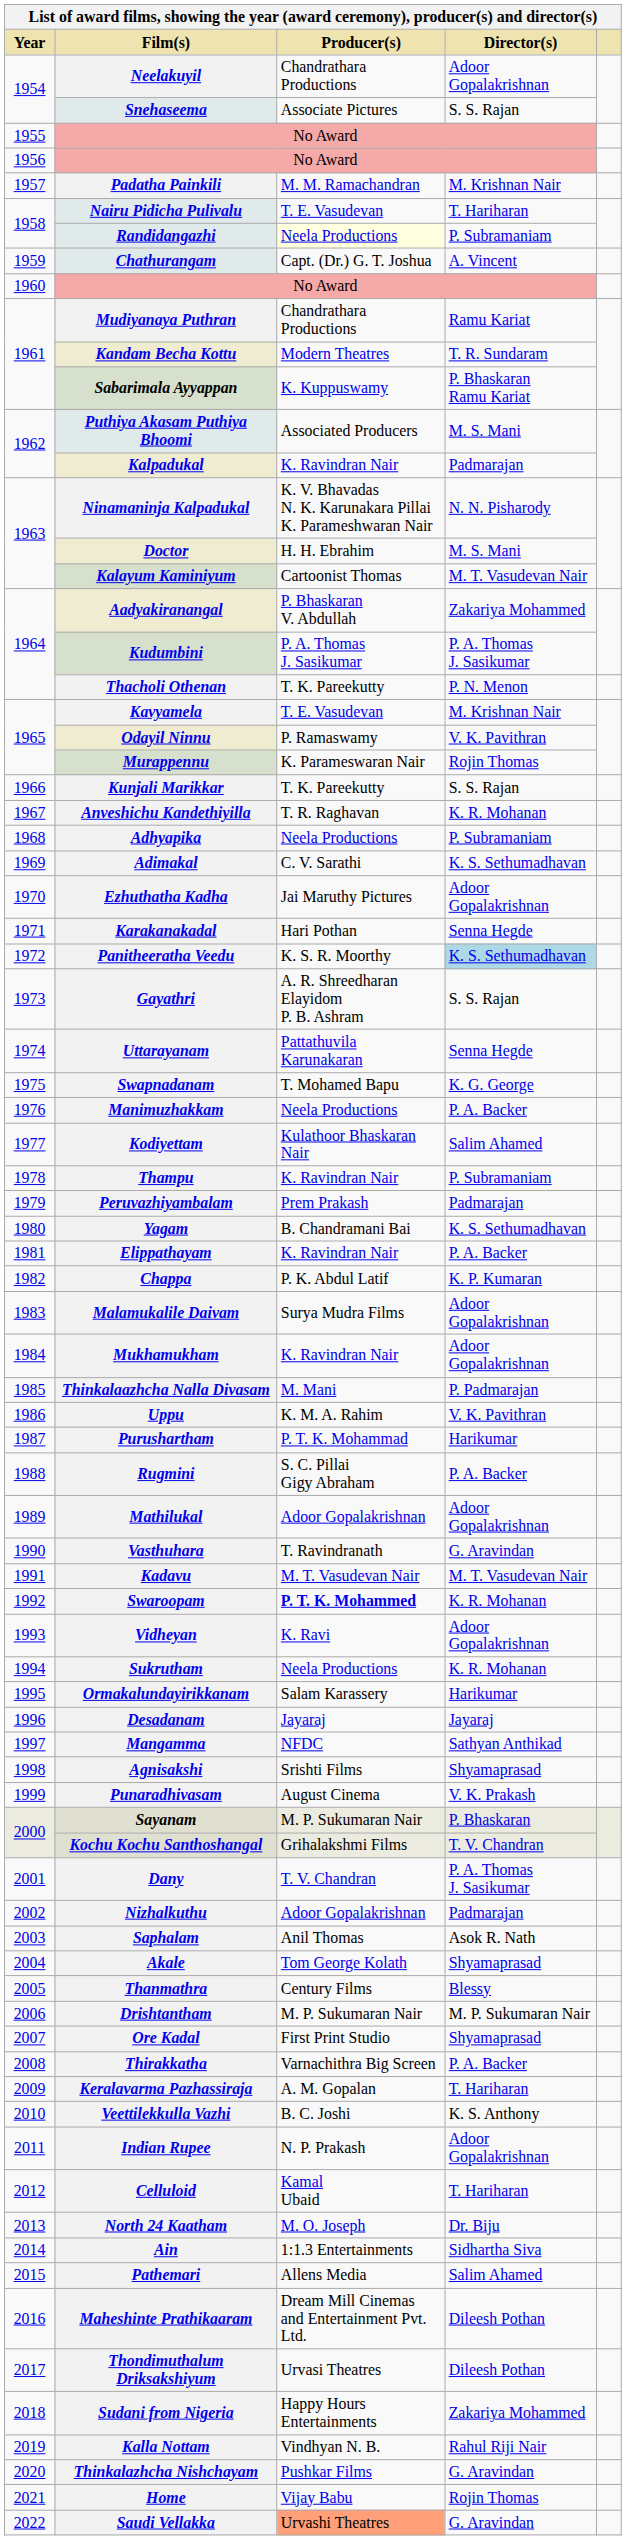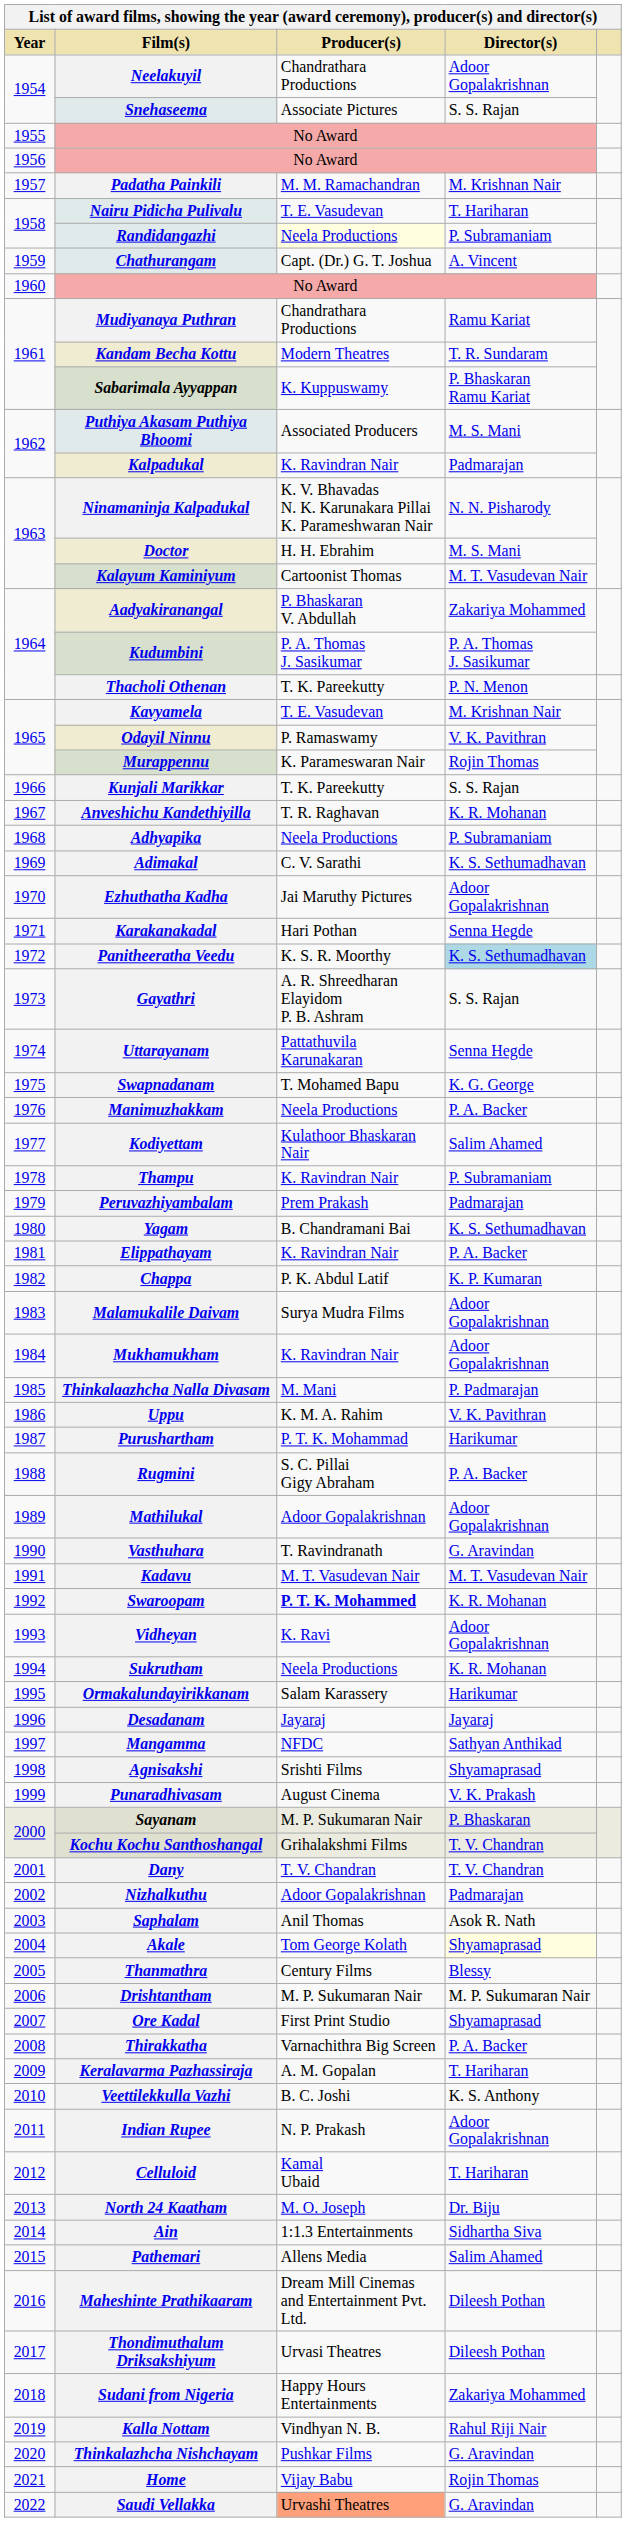(491, 1879) P. A. Thomas J. Sasikumar -> (496, 1870) T. V. Chandran
(495, 1963) no background -> (495, 1945) lightyellow background
